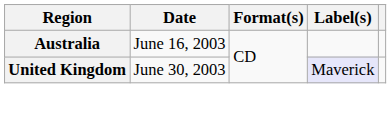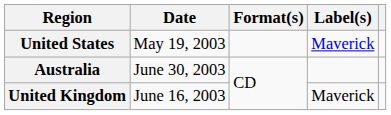+ row: (67, 43)
(180, 43) June 16, 2003 -> (180, 69) June 30, 2003
(180, 69) June 30, 2003 -> (180, 95) June 16, 2003
(343, 69) lavender background -> (343, 95) no background
